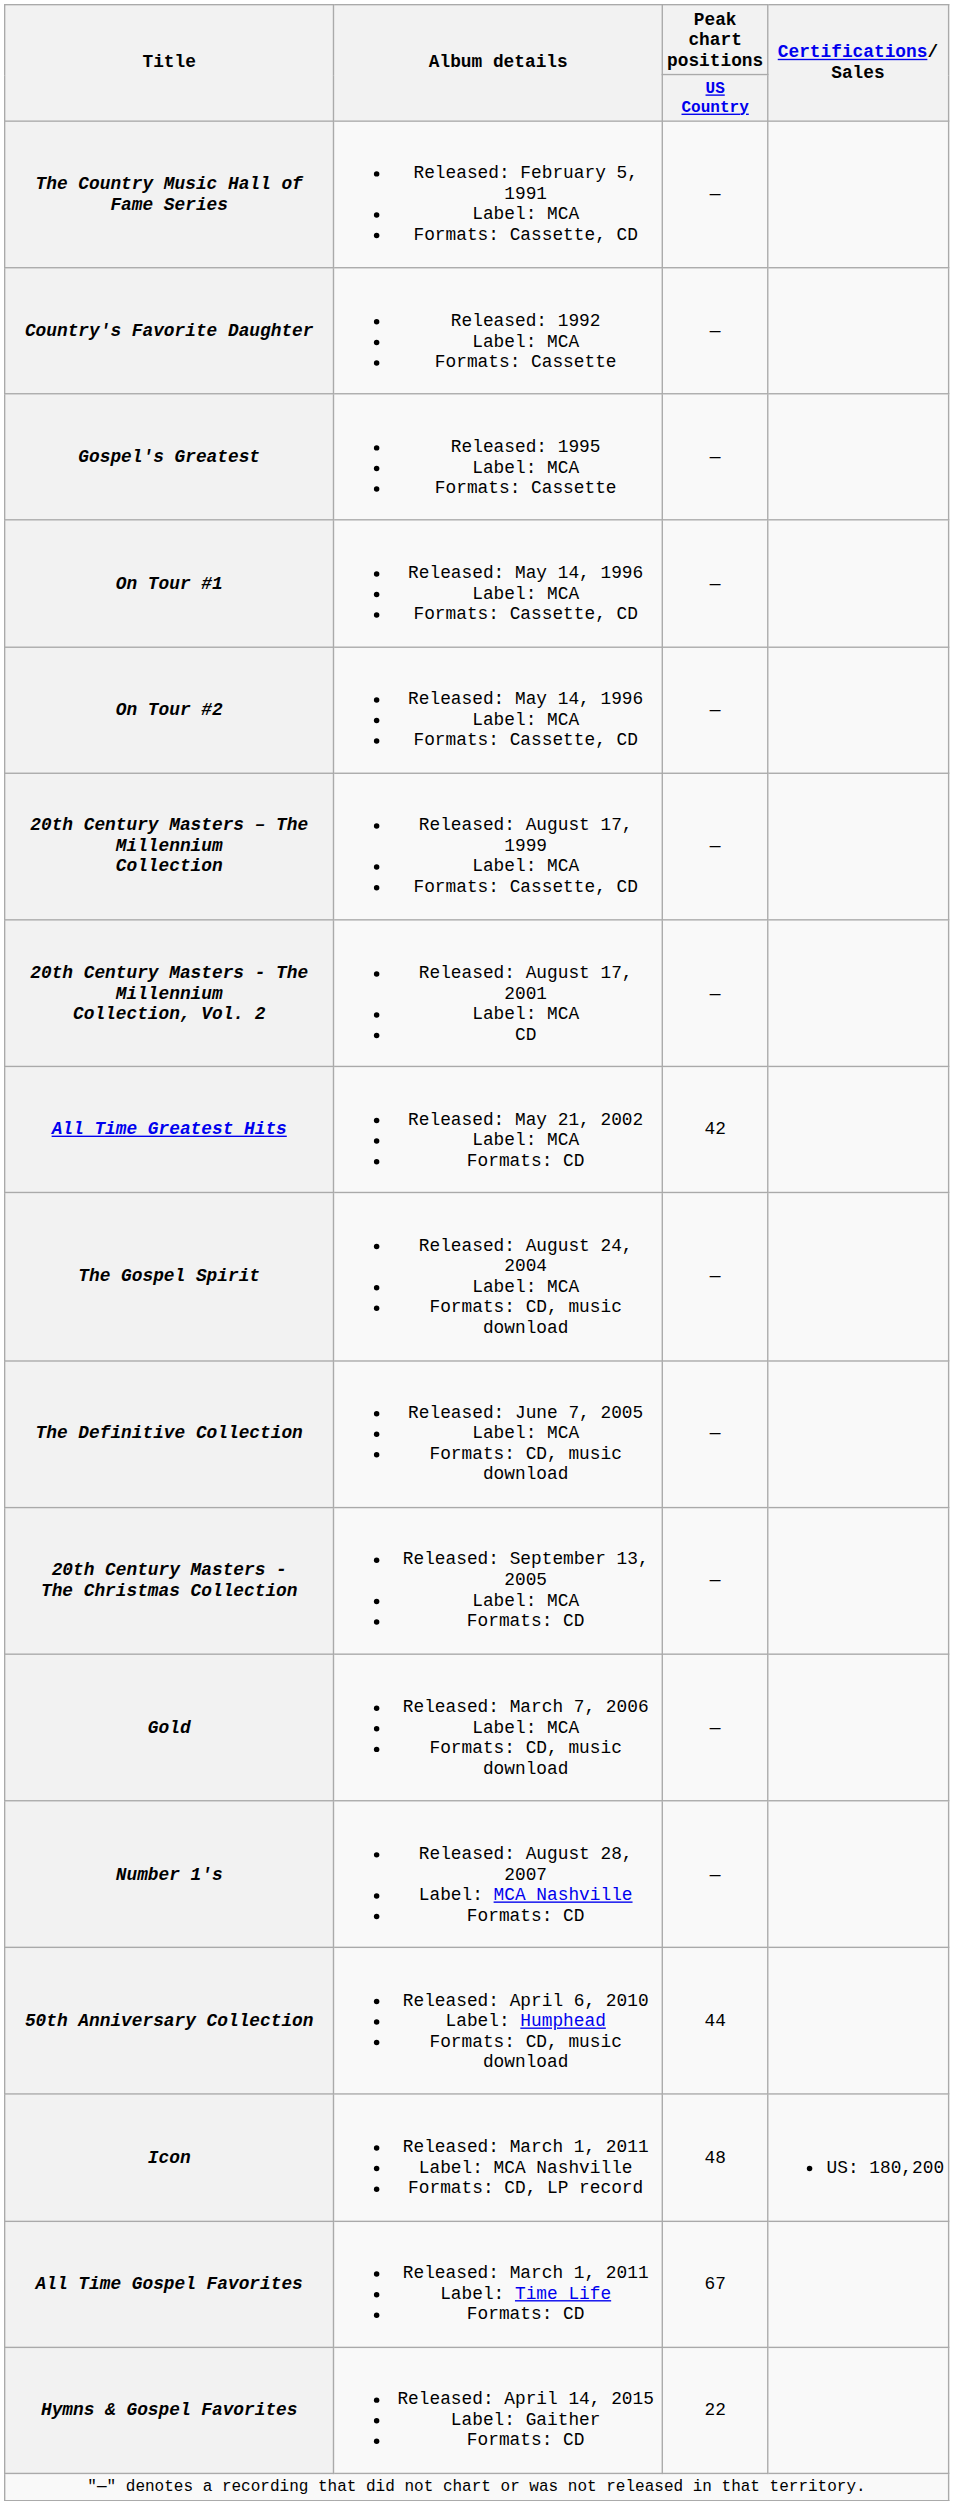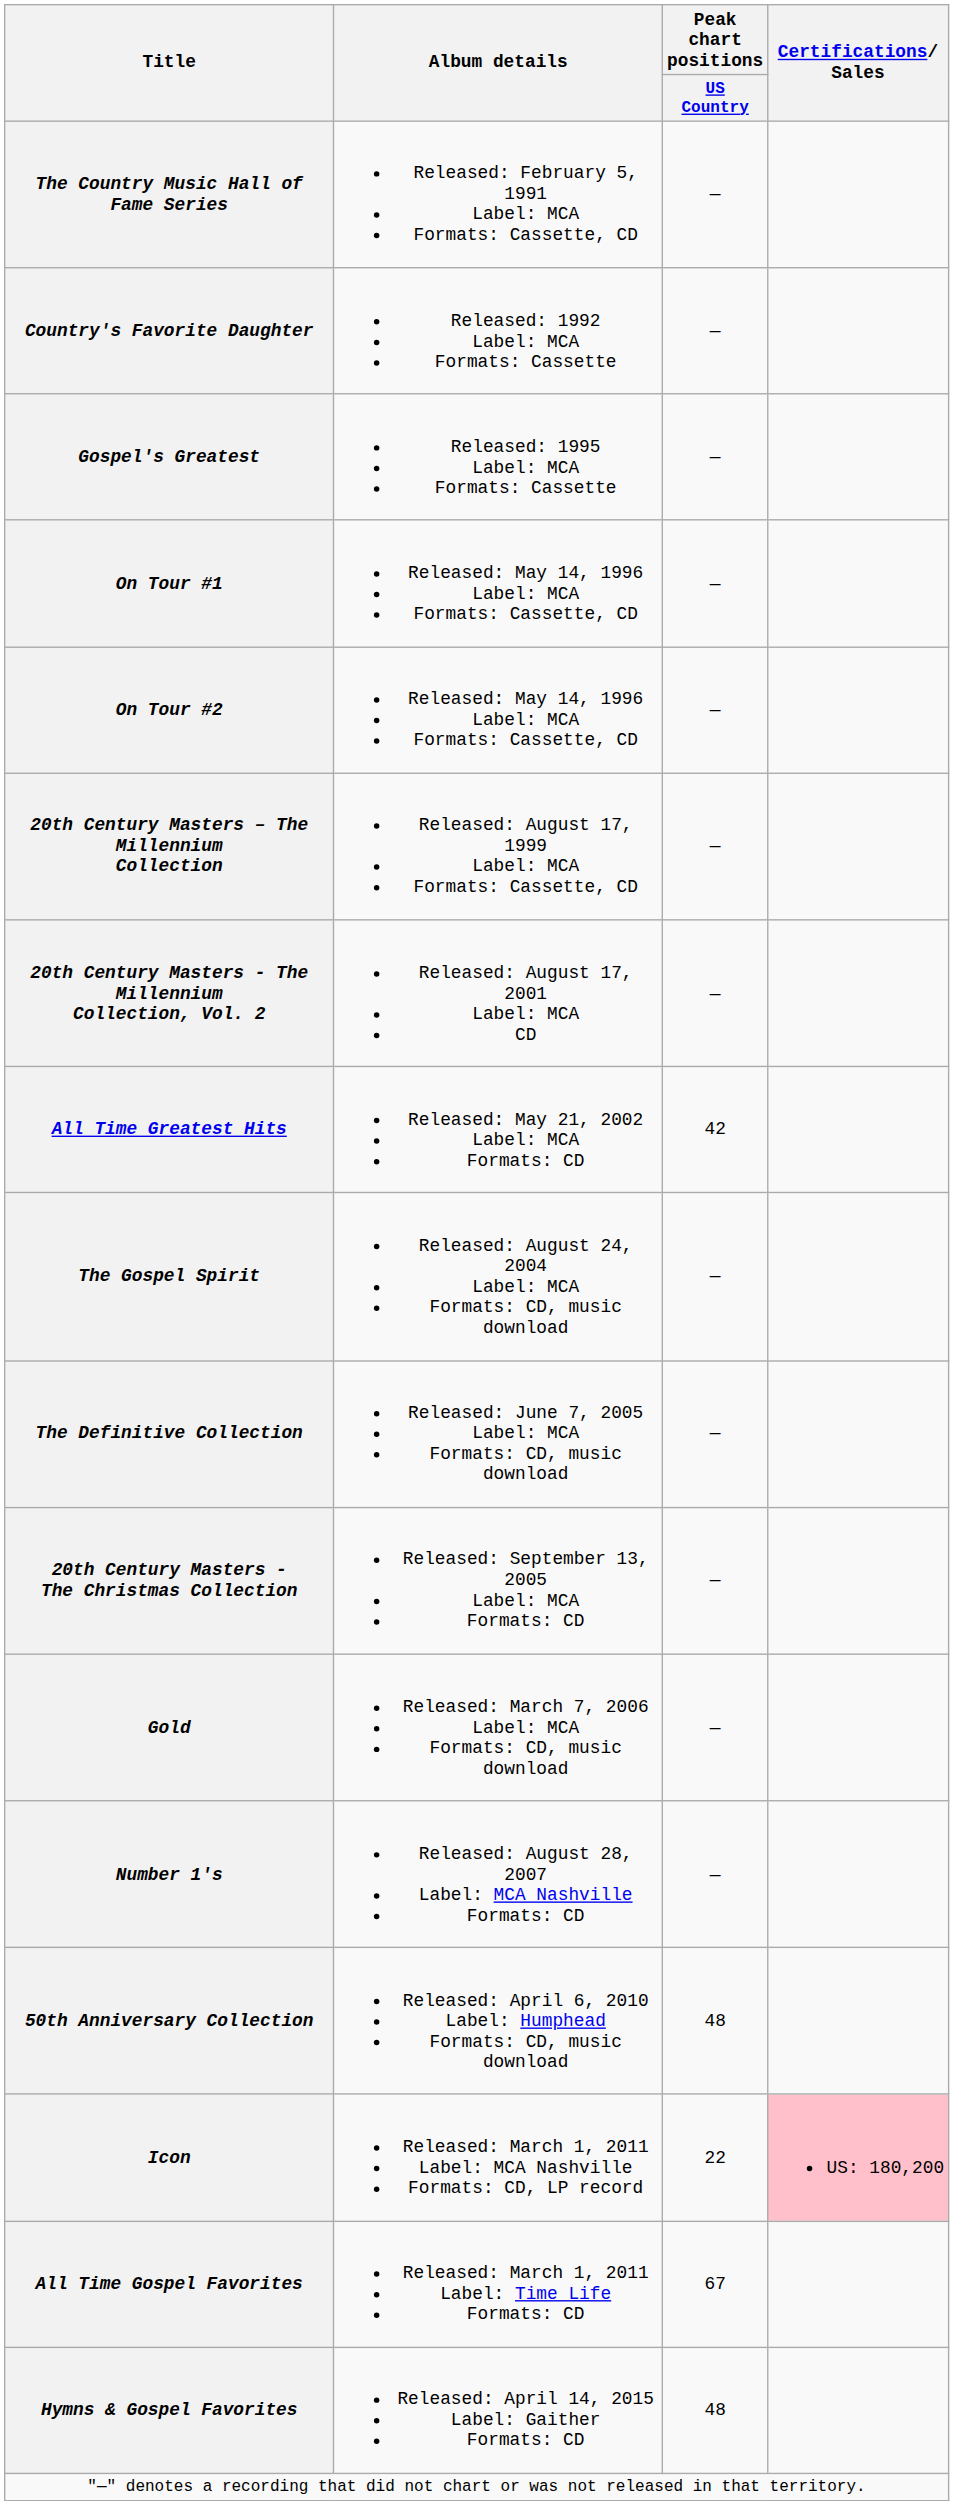(715, 2021) 44 -> (715, 2021) 48
(715, 2158) 48 -> (715, 2158) 22
(858, 2168) no background -> (858, 2168) pink background
(715, 2410) 22 -> (715, 2410) 48
